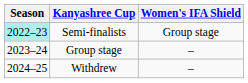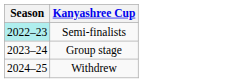- column: (191, 13)
